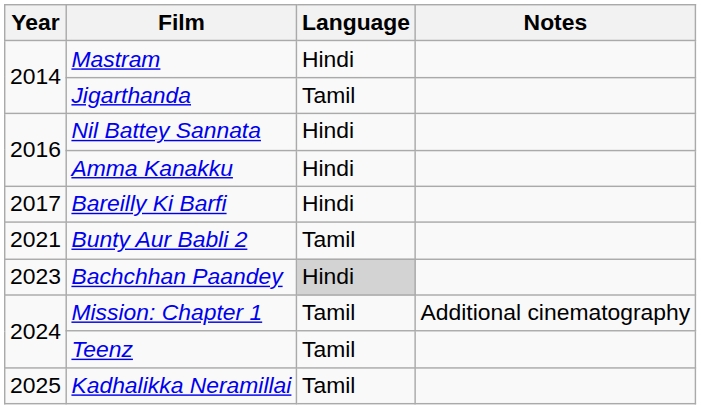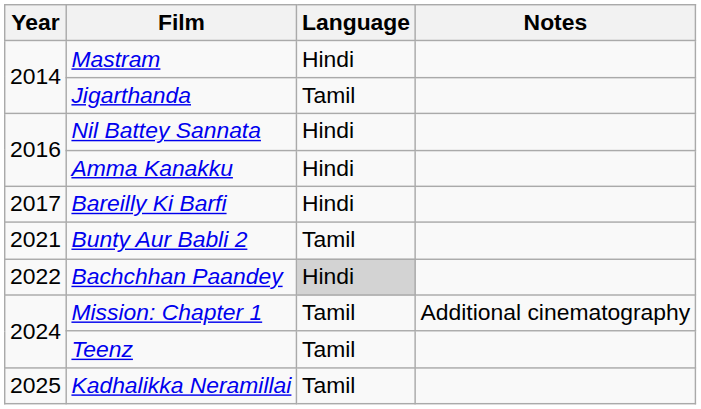(35, 276) 2023 -> (35, 276) 2022
